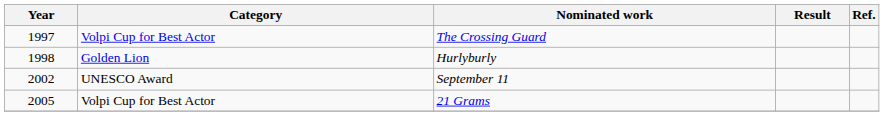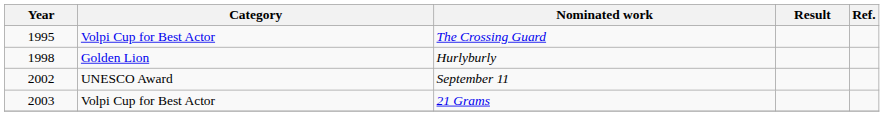(41, 36) 1997 -> (41, 36) 1995
(41, 100) 2005 -> (41, 100) 2003
